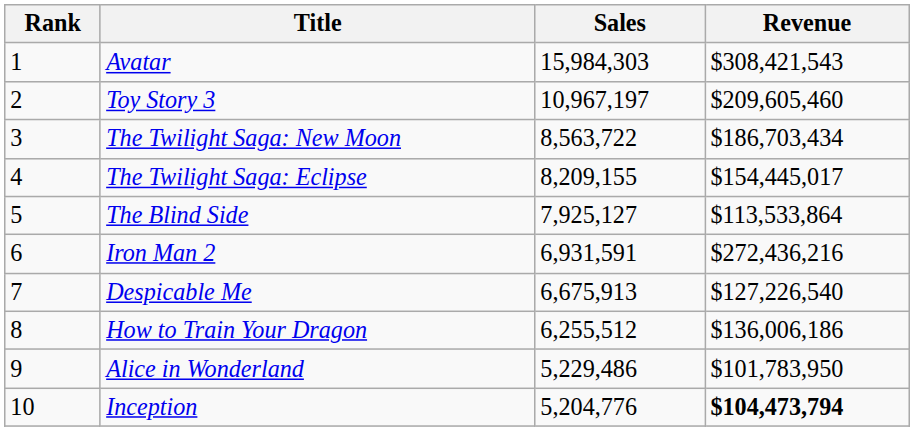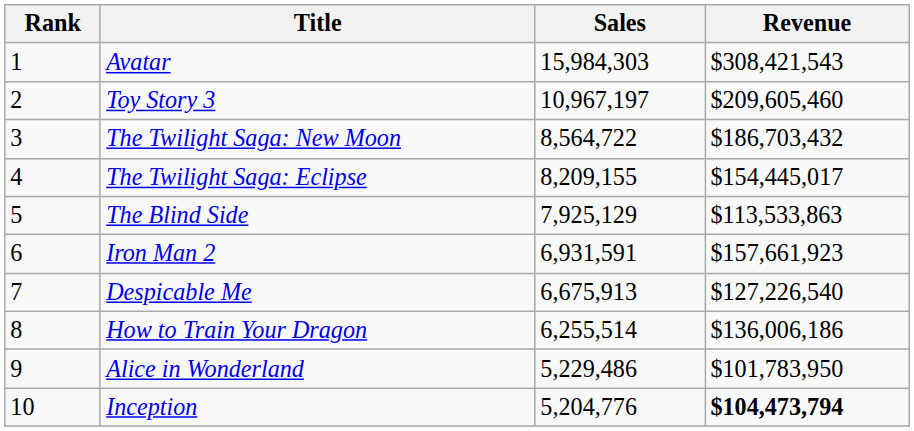(589, 138) 8,563,722 -> (589, 138) 8,564,722
(777, 138) $186,703,434 -> (777, 138) $186,703,432
(589, 215) 7,925,127 -> (589, 215) 7,925,129
(776, 215) $113,533,864 -> (776, 215) $113,533,863
(777, 253) $272,436,216 -> (777, 253) $157,661,923
(589, 330) 6,255,512 -> (589, 330) 6,255,514
